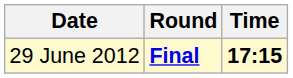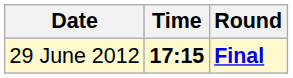columns swapped: (255, 21) <-> (183, 21)
